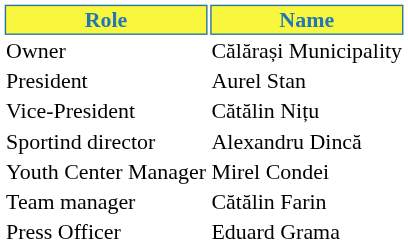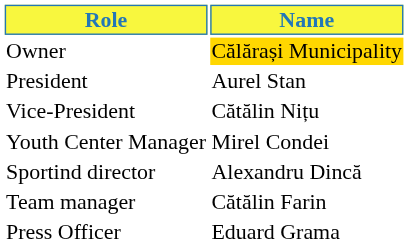(307, 51) no background -> (307, 51) gold background
rows swapped: (81, 141) <-> (106, 171)
